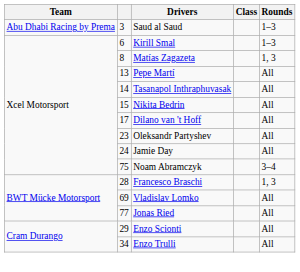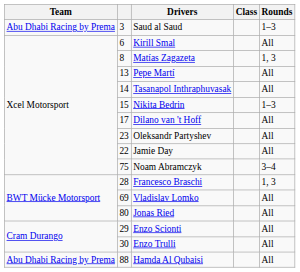(269, 42) 1–3 -> (268, 42) All
(268, 104) All -> (269, 104) 1–3
(124, 151) 24 -> (124, 151) 22
(124, 213) 77 -> (124, 213) 80
(124, 244) 34 -> (124, 244) 30
+ row: (168, 259)
